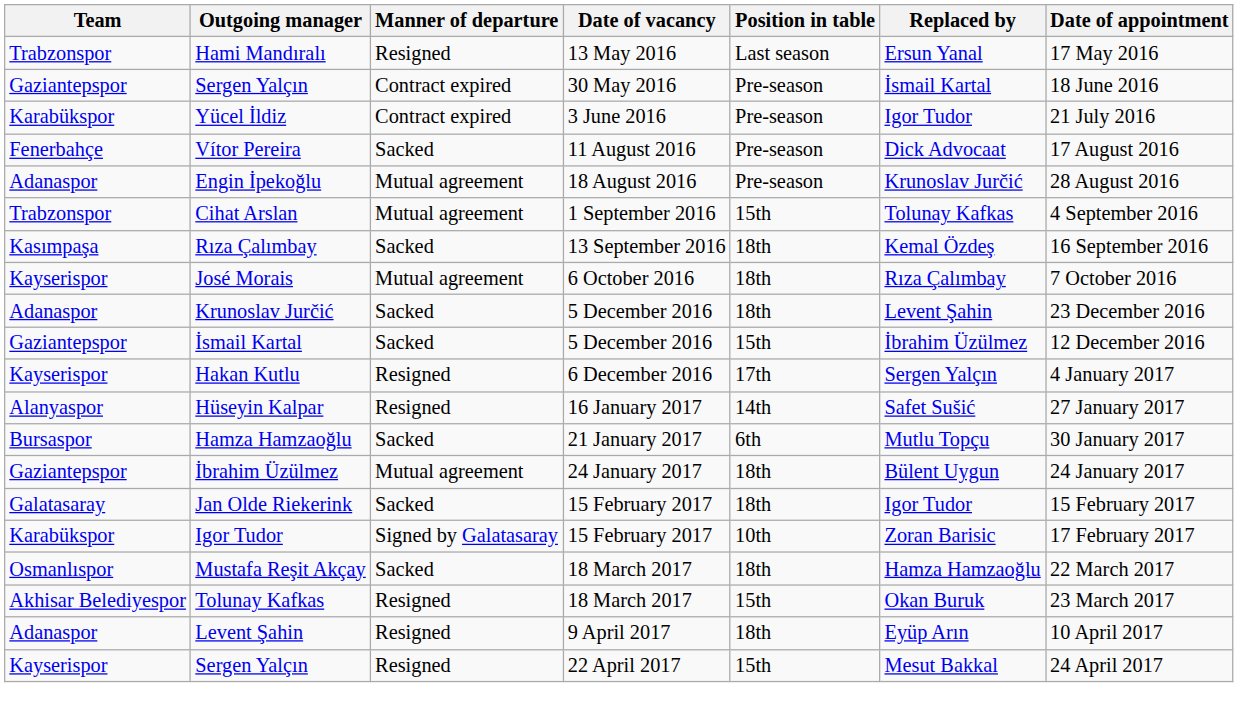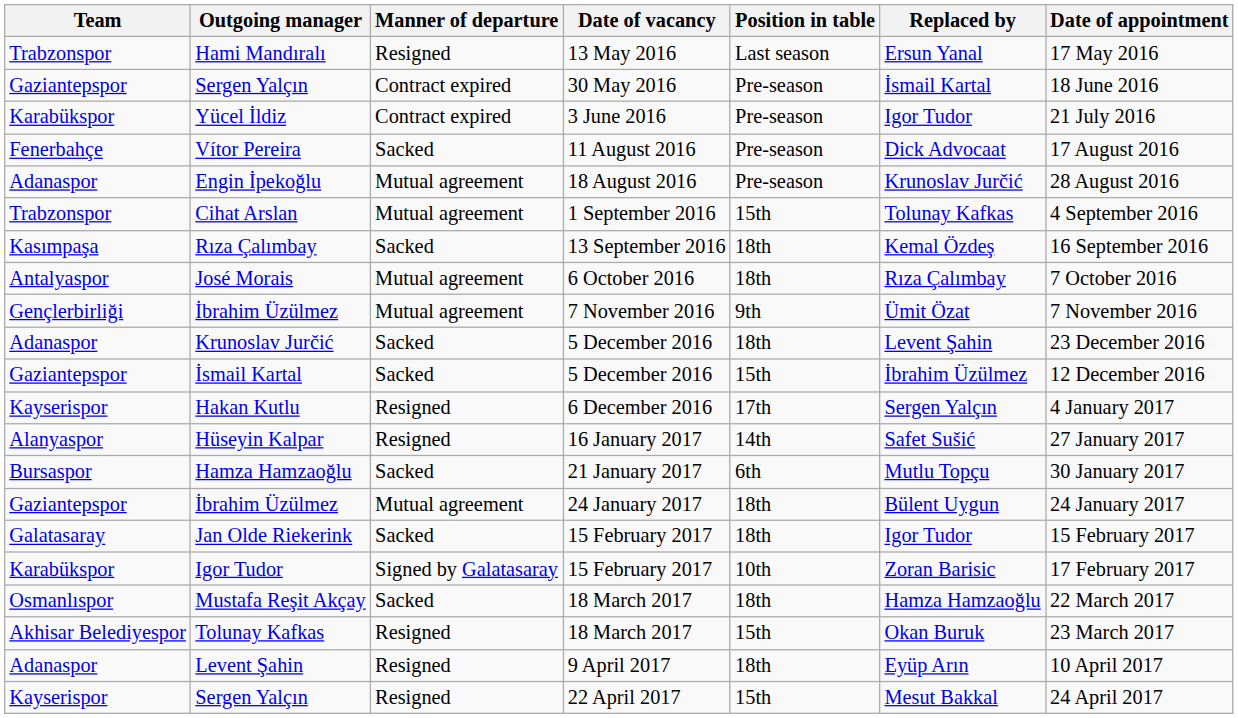(58, 278) Kayserispor -> (59, 278) Antalyaspor
+ row: (267, 310)
